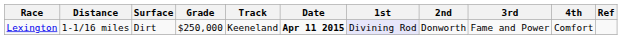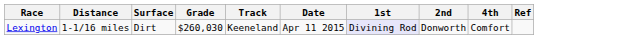- column: (510, 12)
(200, 27) $250,000 -> (200, 27) $260,030
(313, 27) bold -> (313, 27) normal
